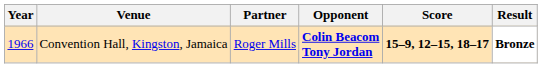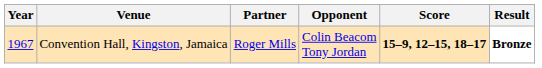(20, 44) 1966 -> (20, 44) 1967
(341, 44) bold -> (339, 44) normal
